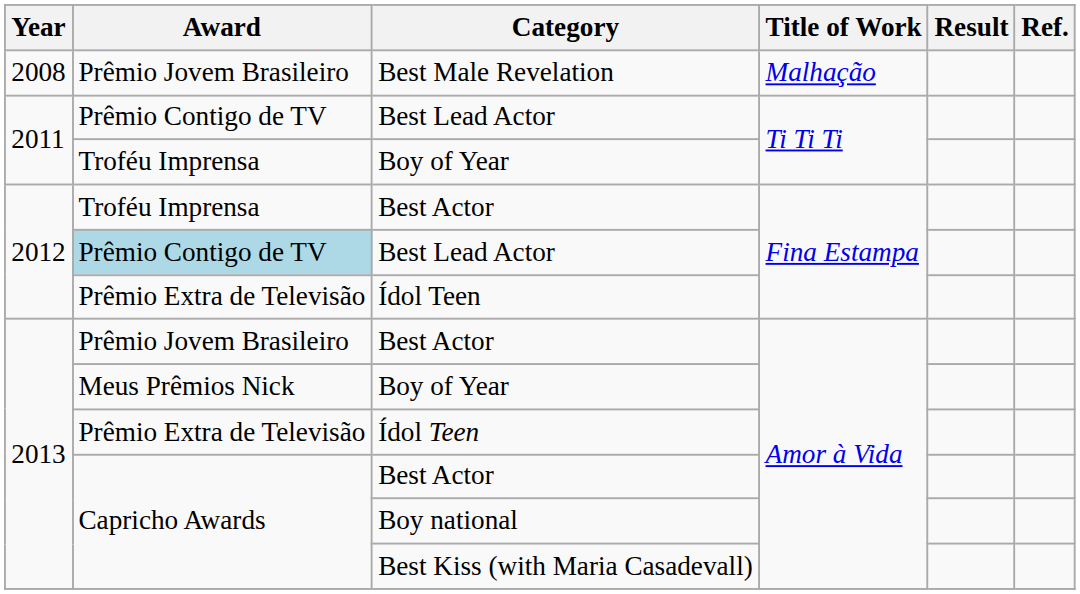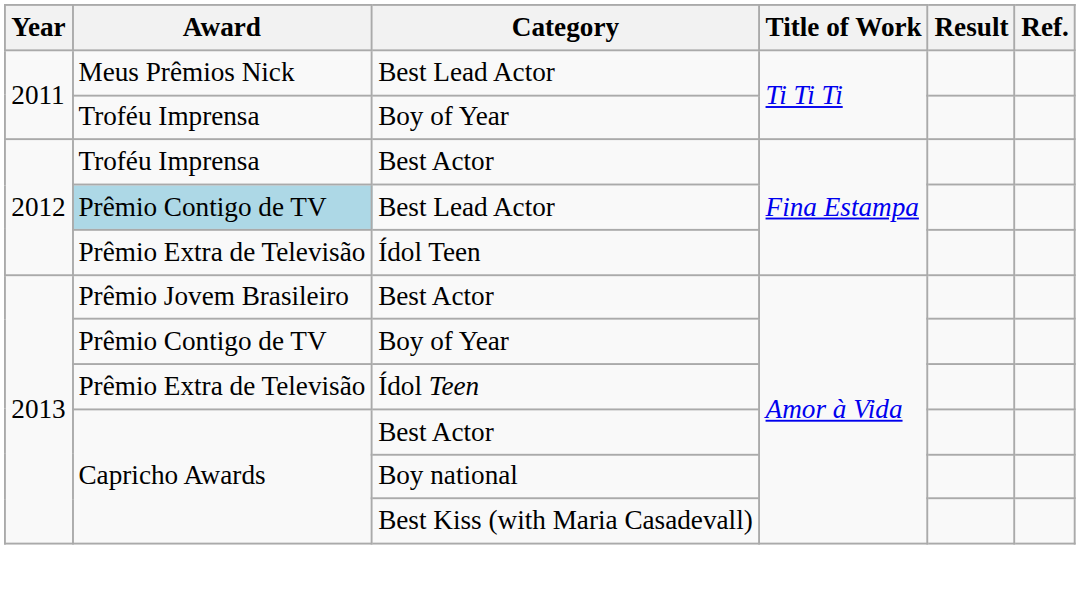- row: (39, 72)
(203, 117) Prêmio Contigo de TV -> (187, 72) Meus Prêmios Nick
(187, 386) Meus Prêmios Nick -> (203, 341) Prêmio Contigo de TV
